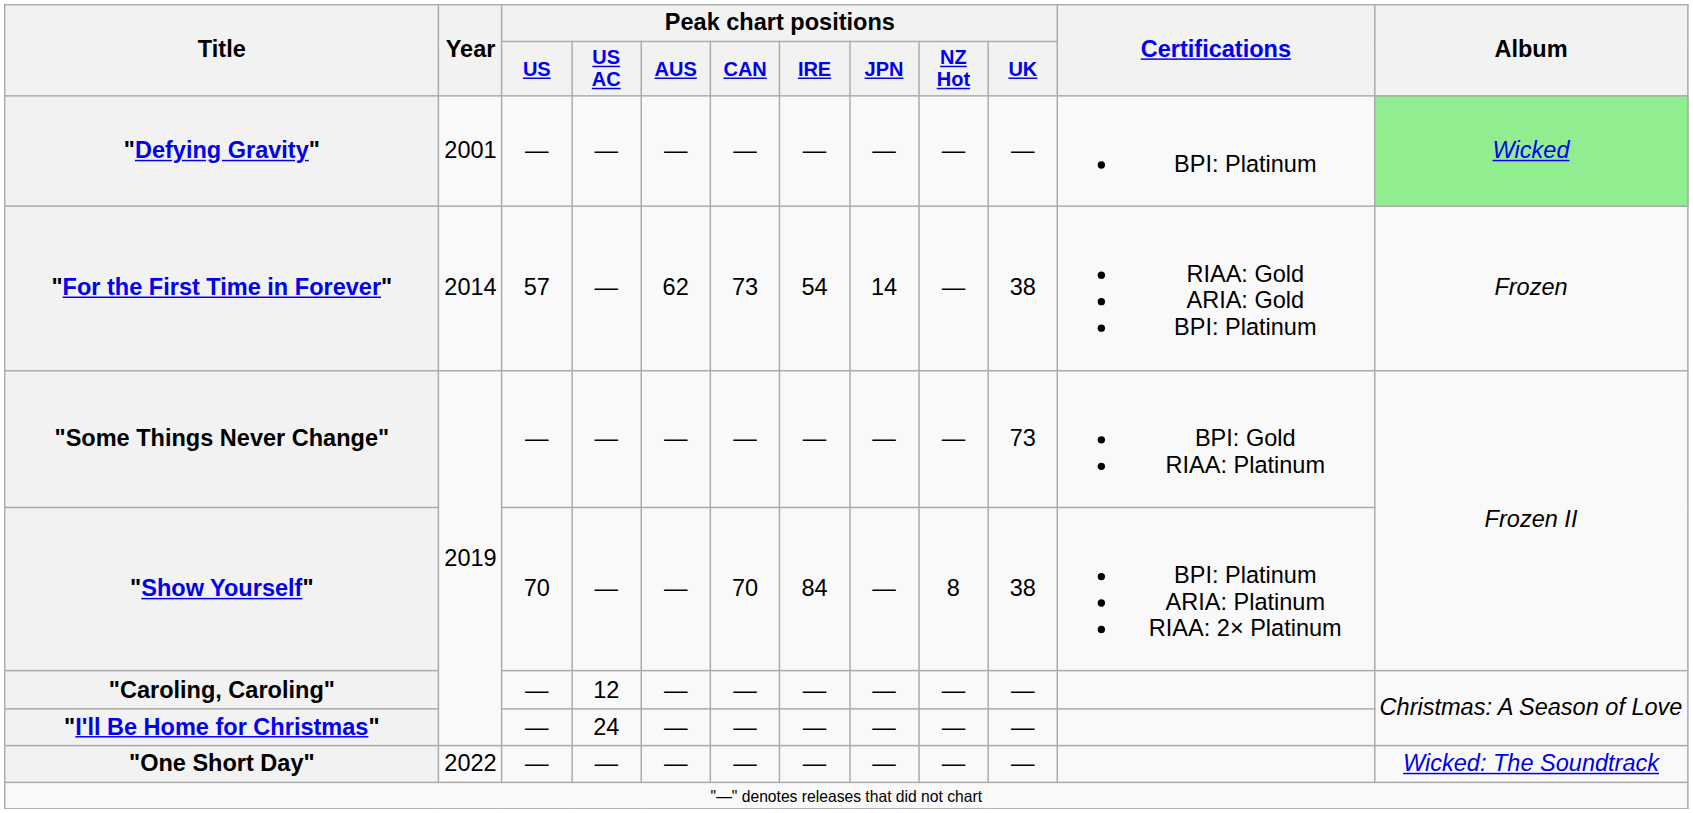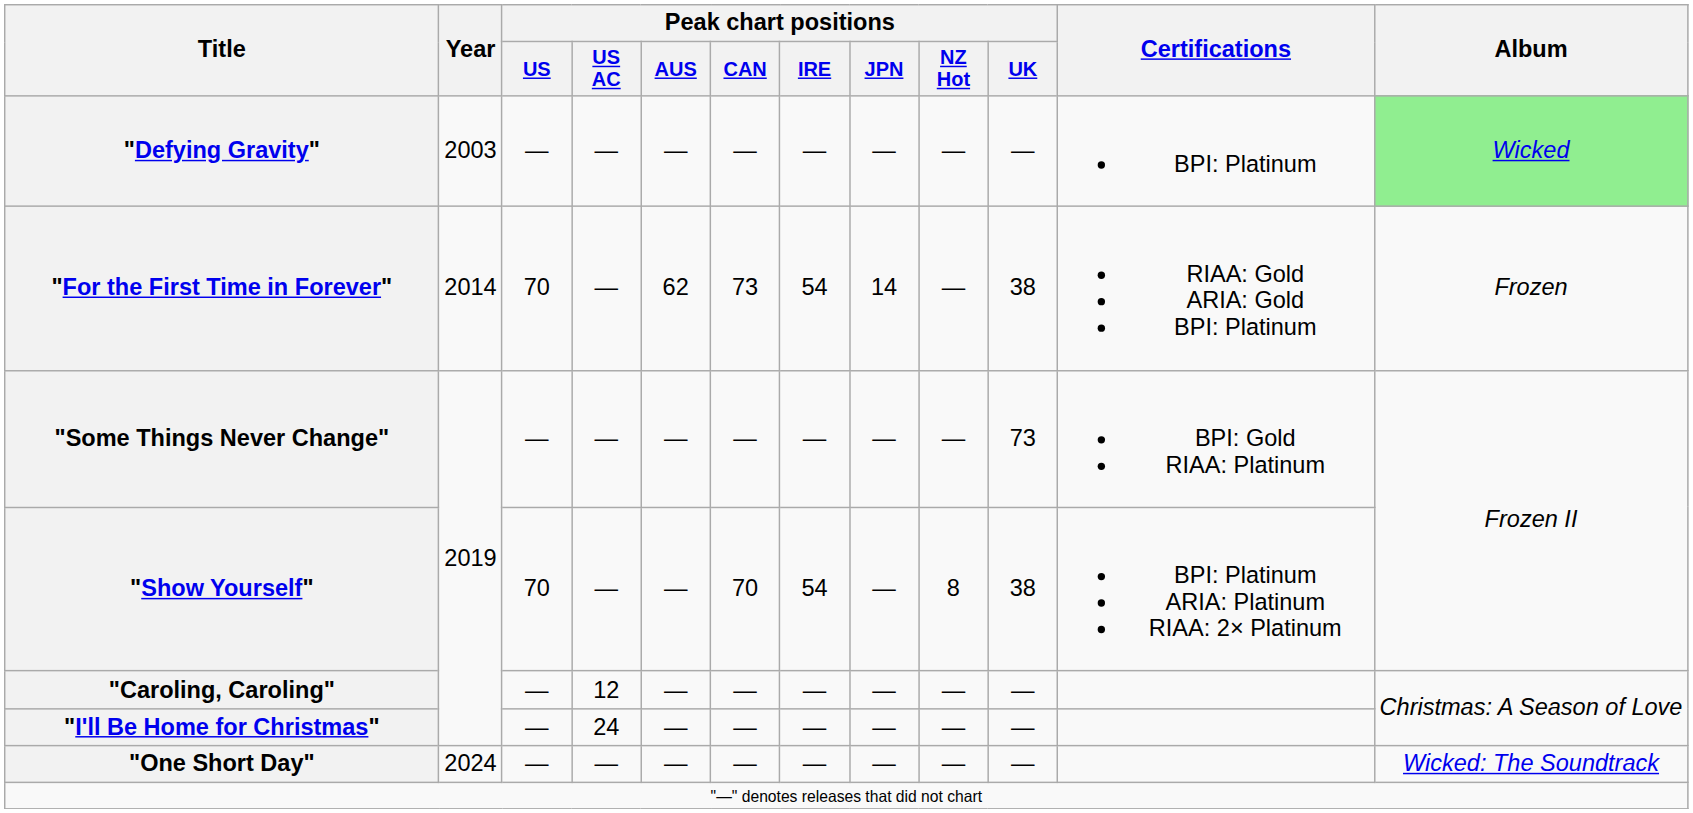(471, 150) 2001 -> (471, 150) 2003
(537, 288) 57 -> (537, 288) 70
(815, 589) 84 -> (815, 589) 54
(471, 764) 2022 -> (471, 764) 2024
